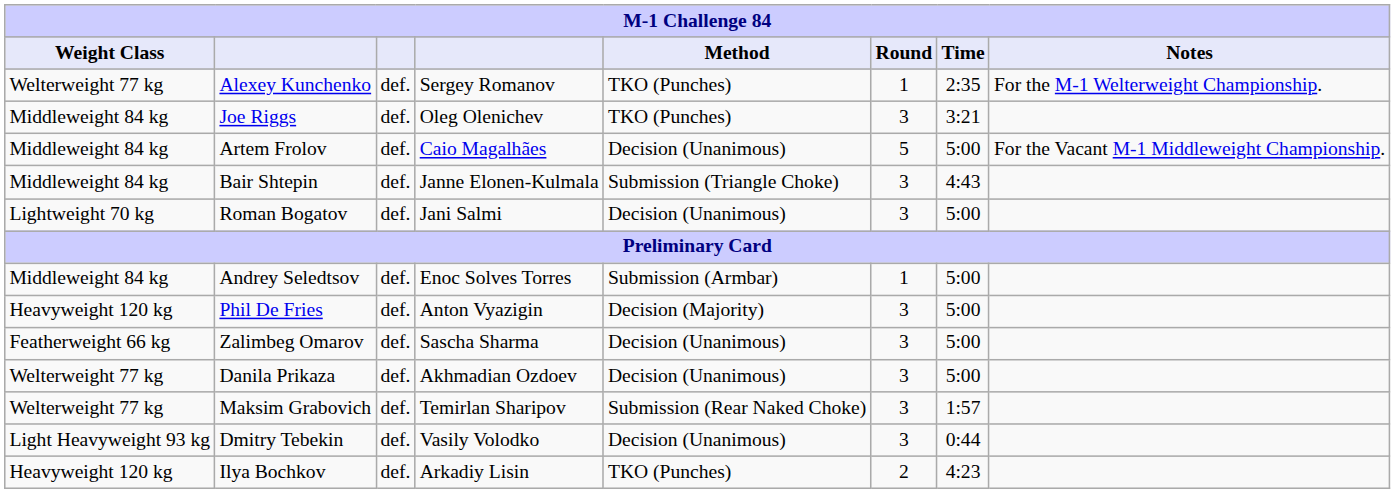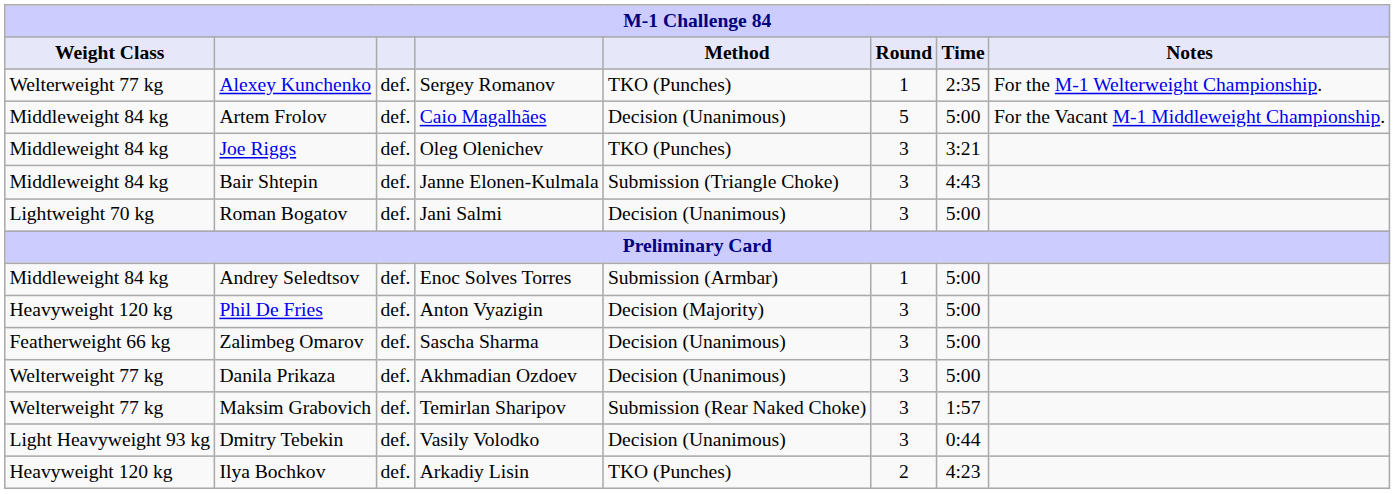rows swapped: (273, 149) <-> (258, 117)
